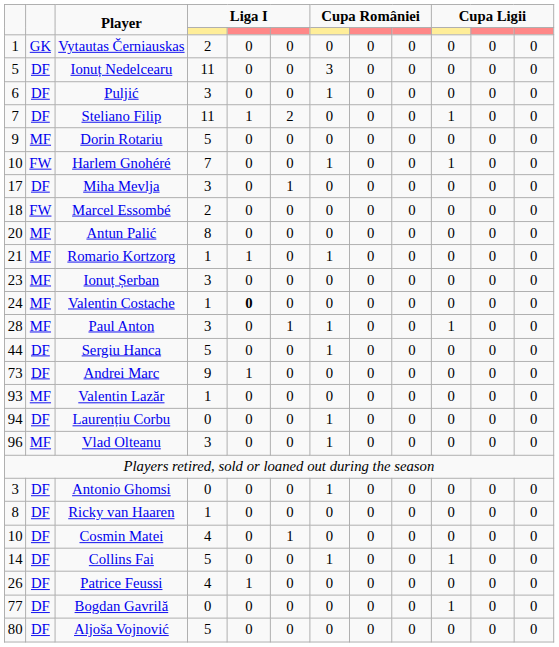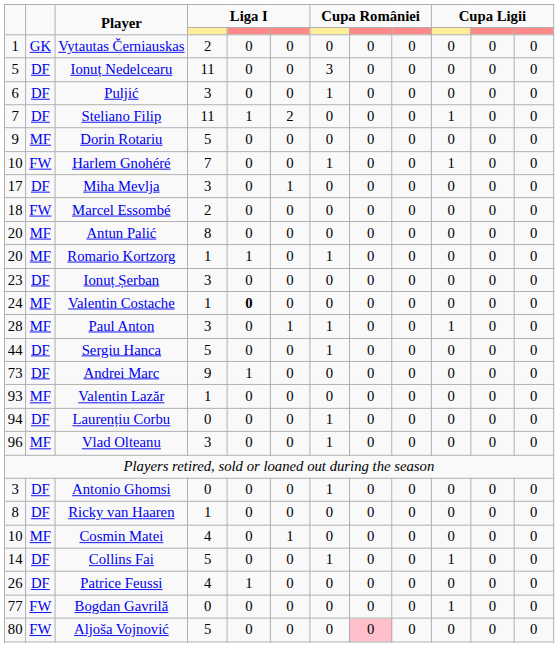(15, 256) 21 -> (15, 256) 20
(40, 279) MF -> (40, 279) DF
(40, 536) DF -> (40, 536) MF
(40, 606) DF -> (40, 606) FW
(40, 629) DF -> (40, 629) FW
(371, 629) no background -> (371, 629) pink background
